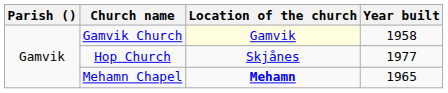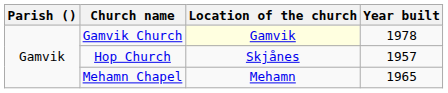(402, 36) 1958 -> (402, 36) 1978
(402, 56) 1977 -> (402, 56) 1957
(273, 77) bold -> (273, 77) normal
